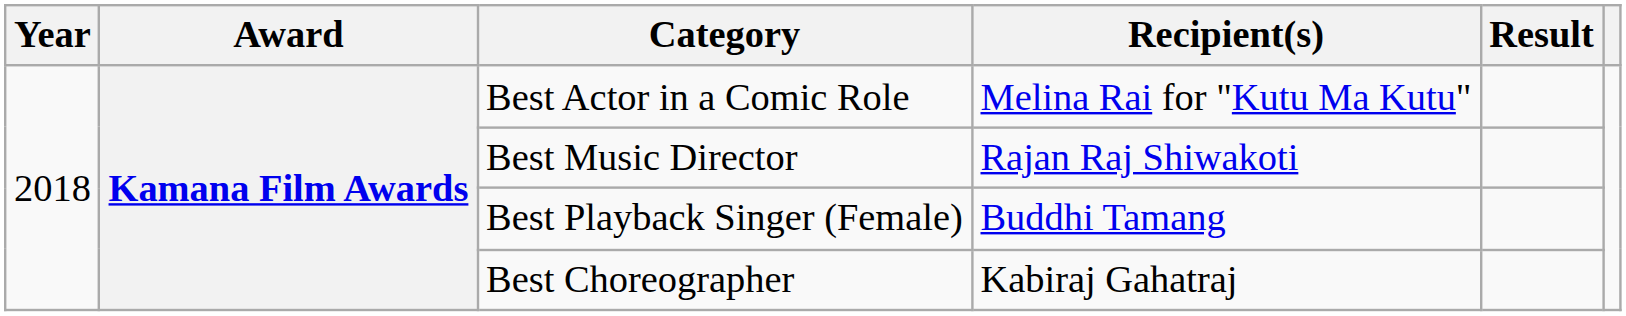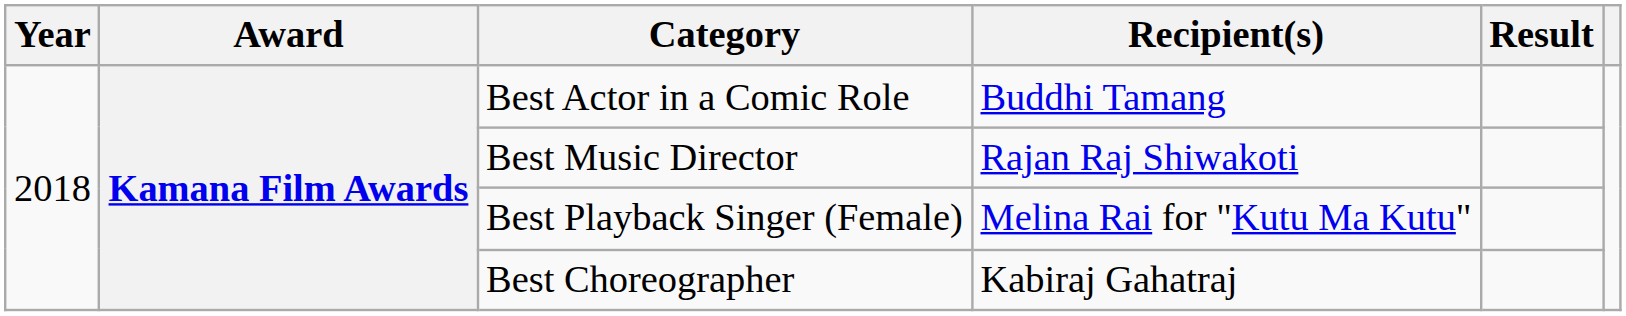(1226, 95) Melina Rai for "Kutu Ma Kutu" -> (1103, 95) Buddhi Tamang
(1103, 217) Buddhi Tamang -> (1226, 217) Melina Rai for "Kutu Ma Kutu"
